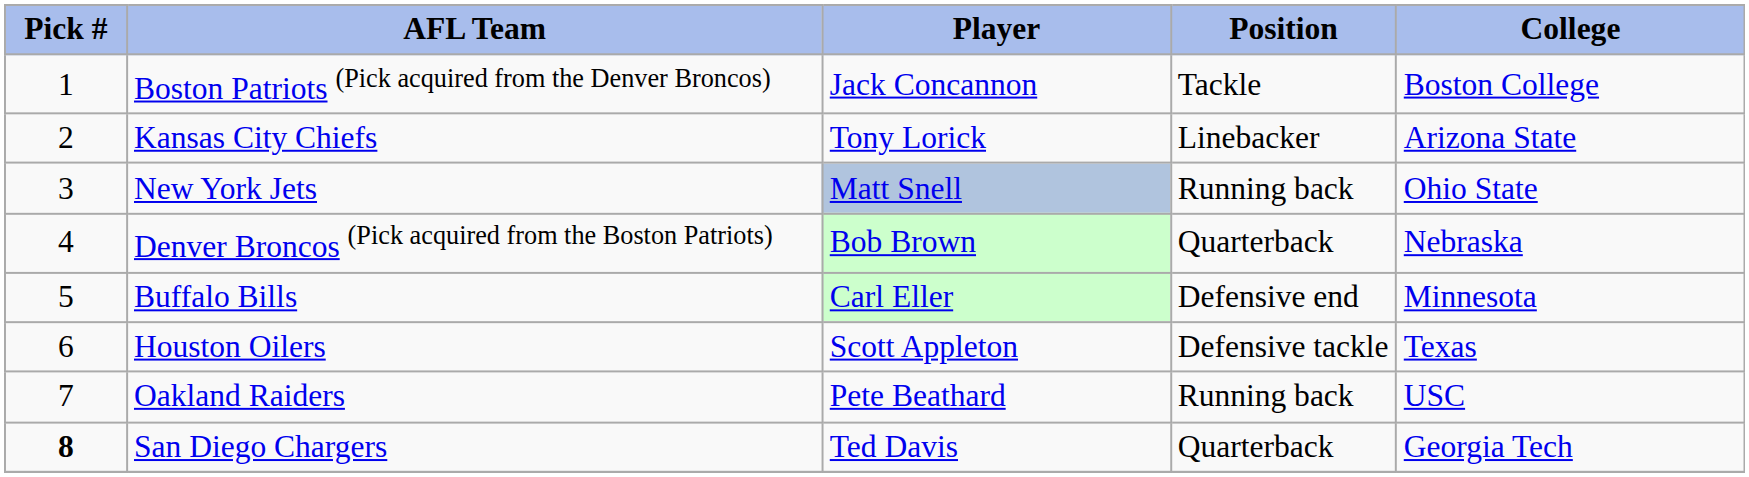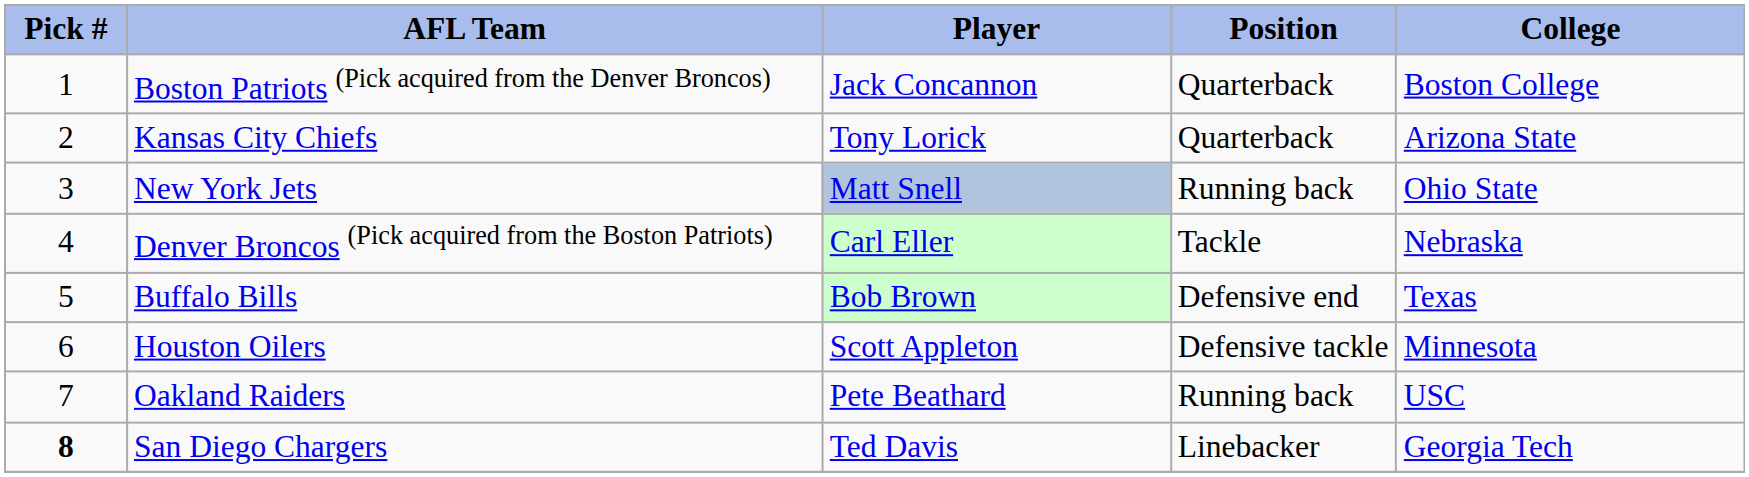(1219, 83) Tackle -> (1256, 83) Quarterback
(1249, 137) Linebacker -> (1256, 137) Quarterback
(903, 242) Bob Brown -> (891, 242) Carl Eller
(1256, 242) Quarterback -> (1219, 242) Tackle
(891, 296) Carl Eller -> (903, 296) Bob Brown
(1470, 296) Minnesota -> (1440, 296) Texas
(1440, 346) Texas -> (1470, 346) Minnesota
(1256, 446) Quarterback -> (1249, 446) Linebacker
